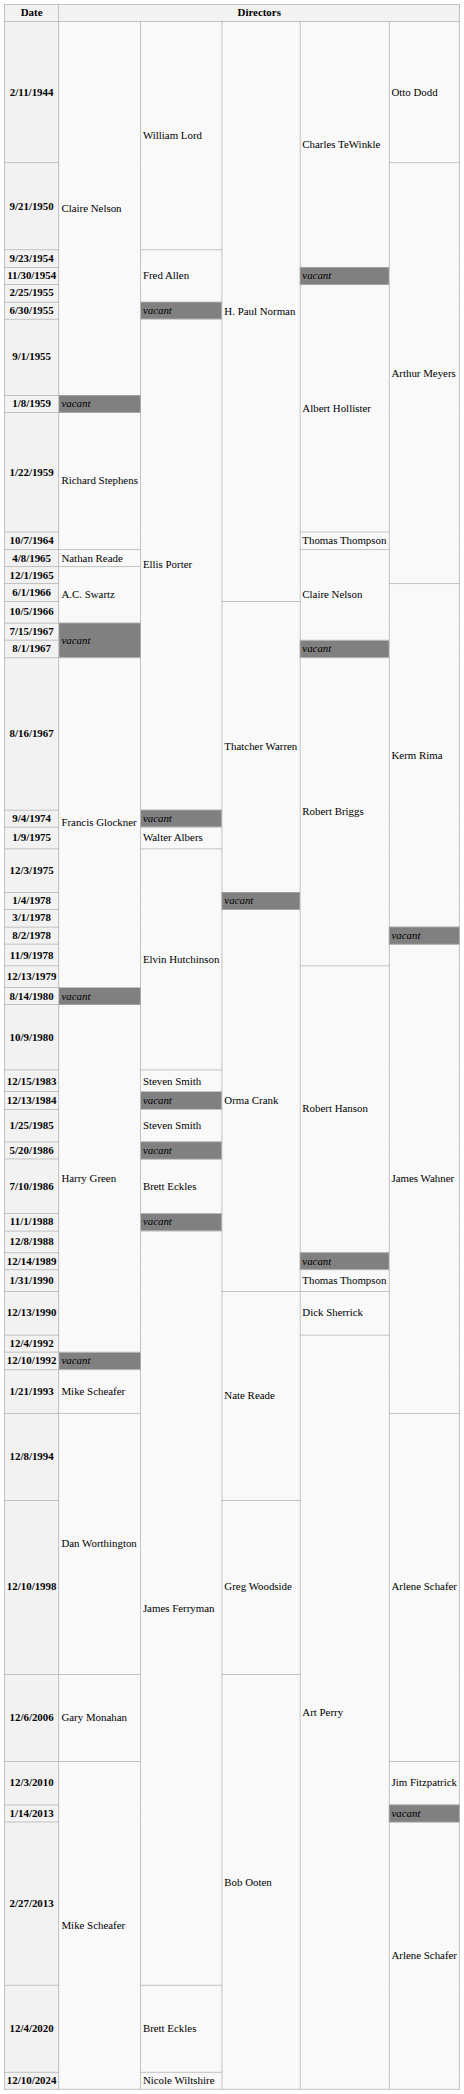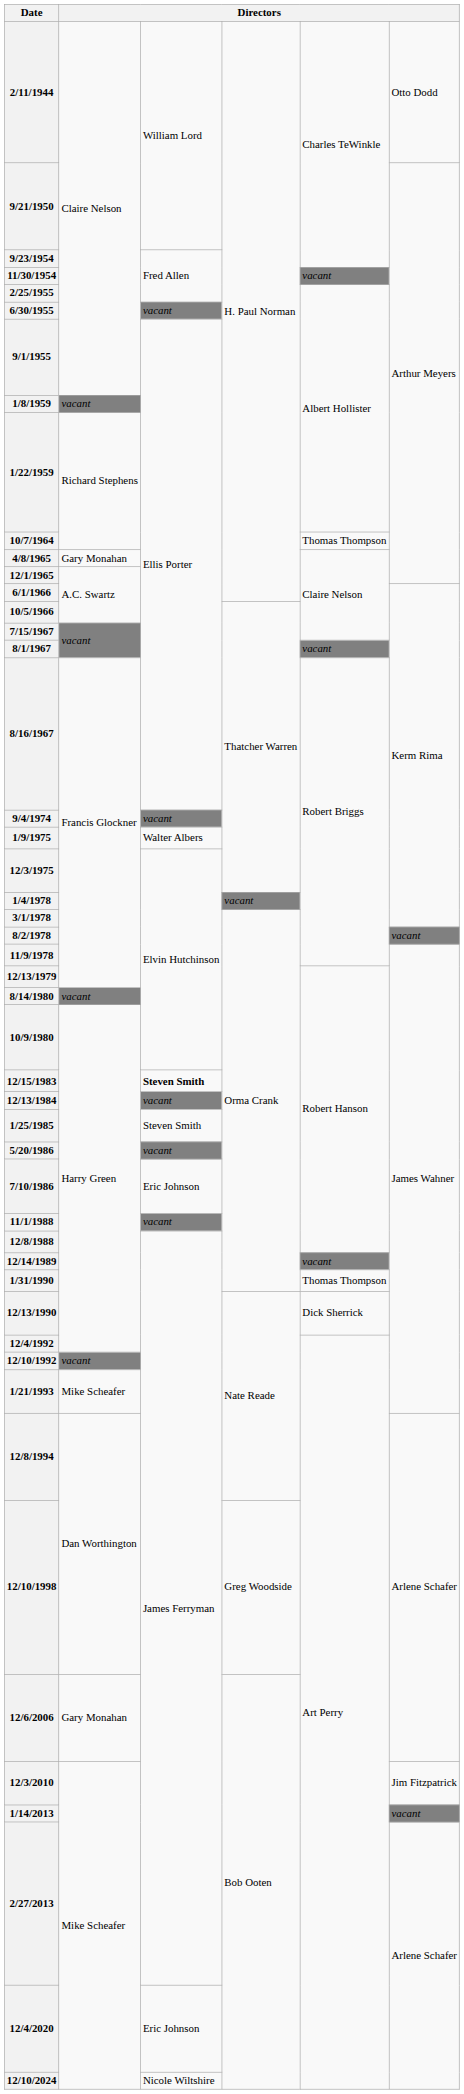(92, 558) Nathan Reade -> (94, 558) Gary Monahan
(172, 1081) normal -> (174, 1081) bold
(170, 1186) Brett Eckles -> (171, 1186) Eric Johnson
(170, 2028) Brett Eckles -> (171, 2028) Eric Johnson
